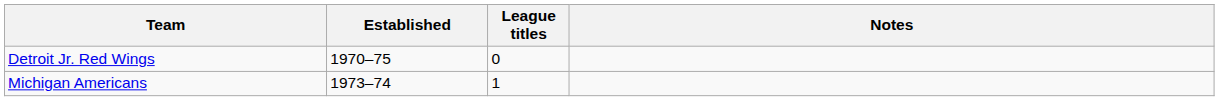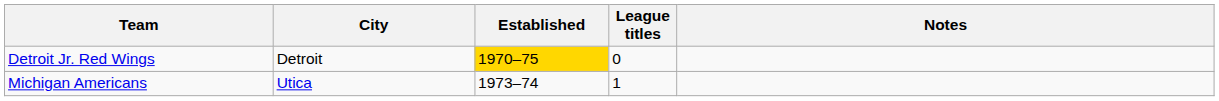+ column: (374, 25)
(361, 58) no background -> (508, 58) gold background
